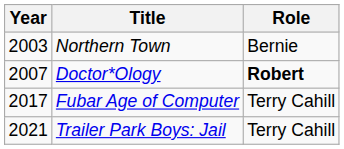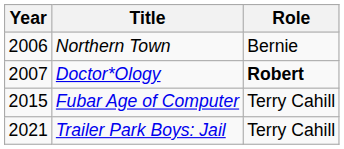(28, 46) 2003 -> (28, 46) 2006
(28, 102) 2017 -> (28, 102) 2015
